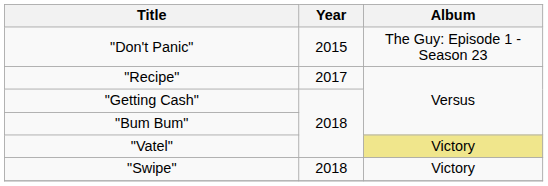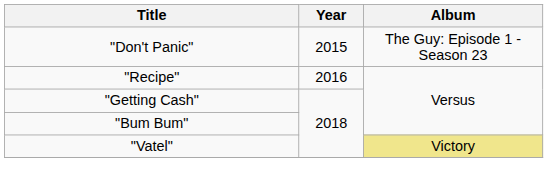(331, 77) 2017 -> (331, 77) 2016
- row: (152, 169)
